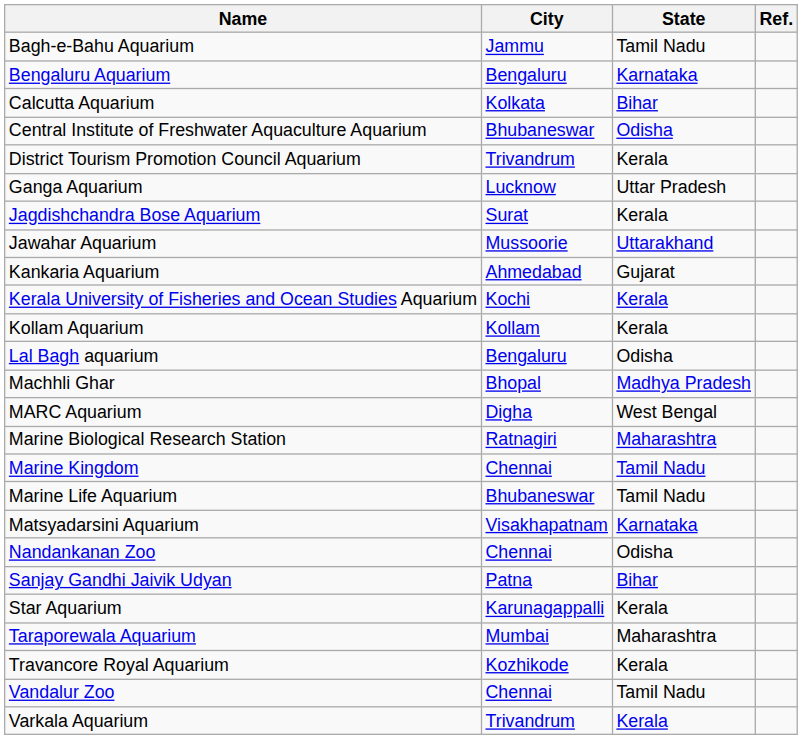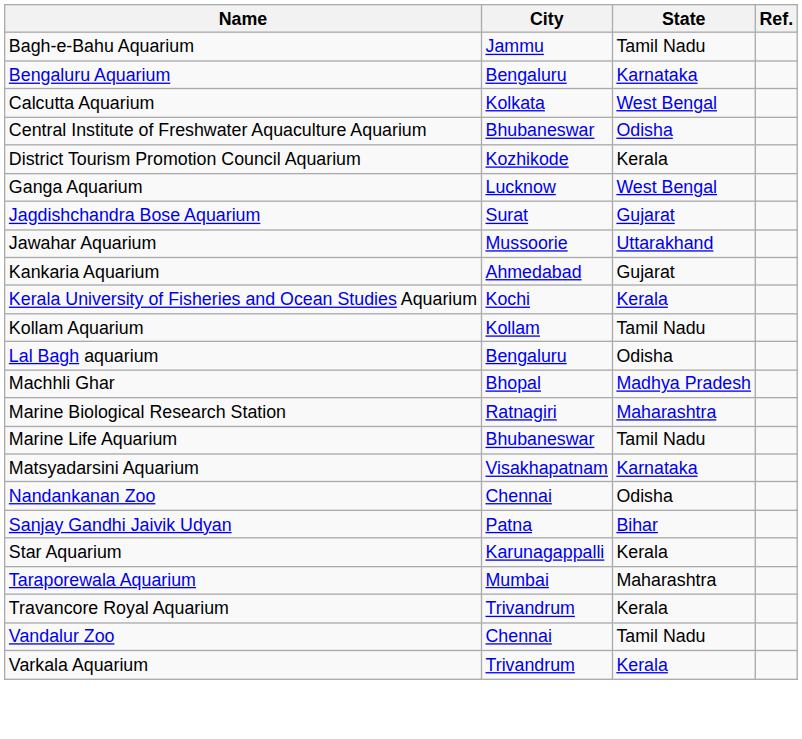(637, 103) Bihar -> (667, 103) West Bengal
(530, 159) Trivandrum -> (527, 159) Kozhikode
(671, 187) Uttar Pradesh -> (667, 187) West Bengal
(642, 215) Kerala -> (646, 215) Gujarat
(642, 327) Kerala -> (661, 327) Tamil Nadu
- row: (75, 411)
- row: (74, 468)
(527, 664) Kozhikode -> (530, 608) Trivandrum
